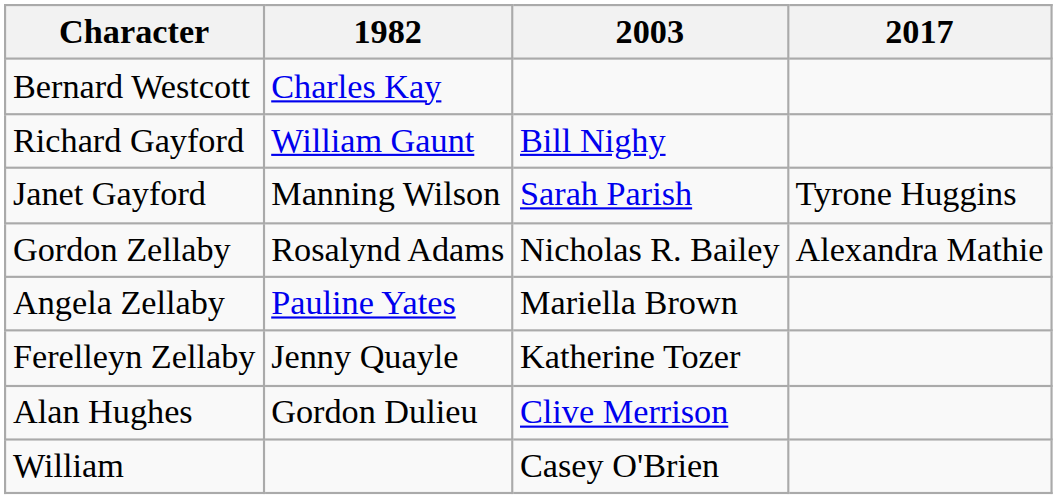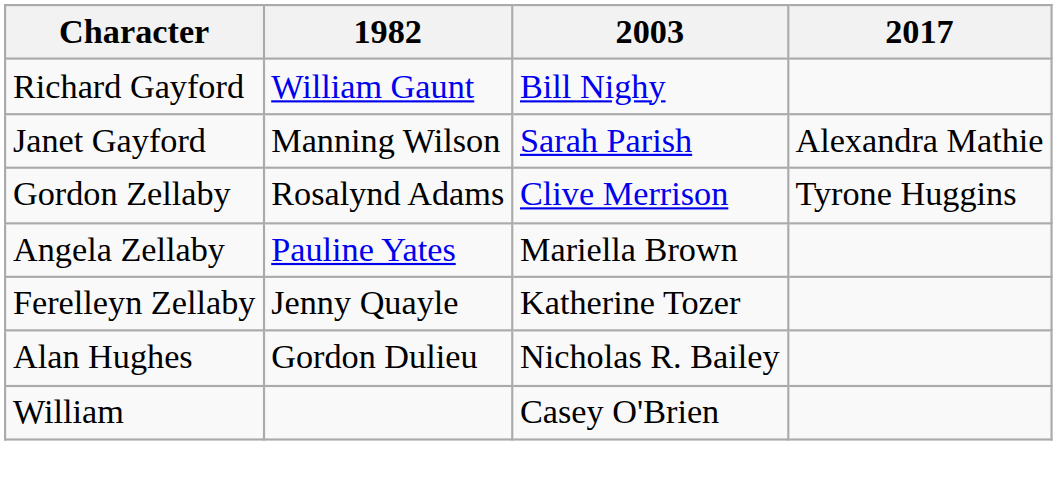- row: (132, 85)
(906, 194) Tyrone Huggins -> (919, 140) Alexandra Mathie
(650, 248) Nicholas R. Bailey -> (624, 194) Clive Merrison
(919, 248) Alexandra Mathie -> (906, 194) Tyrone Huggins
(624, 411) Clive Merrison -> (650, 357) Nicholas R. Bailey
